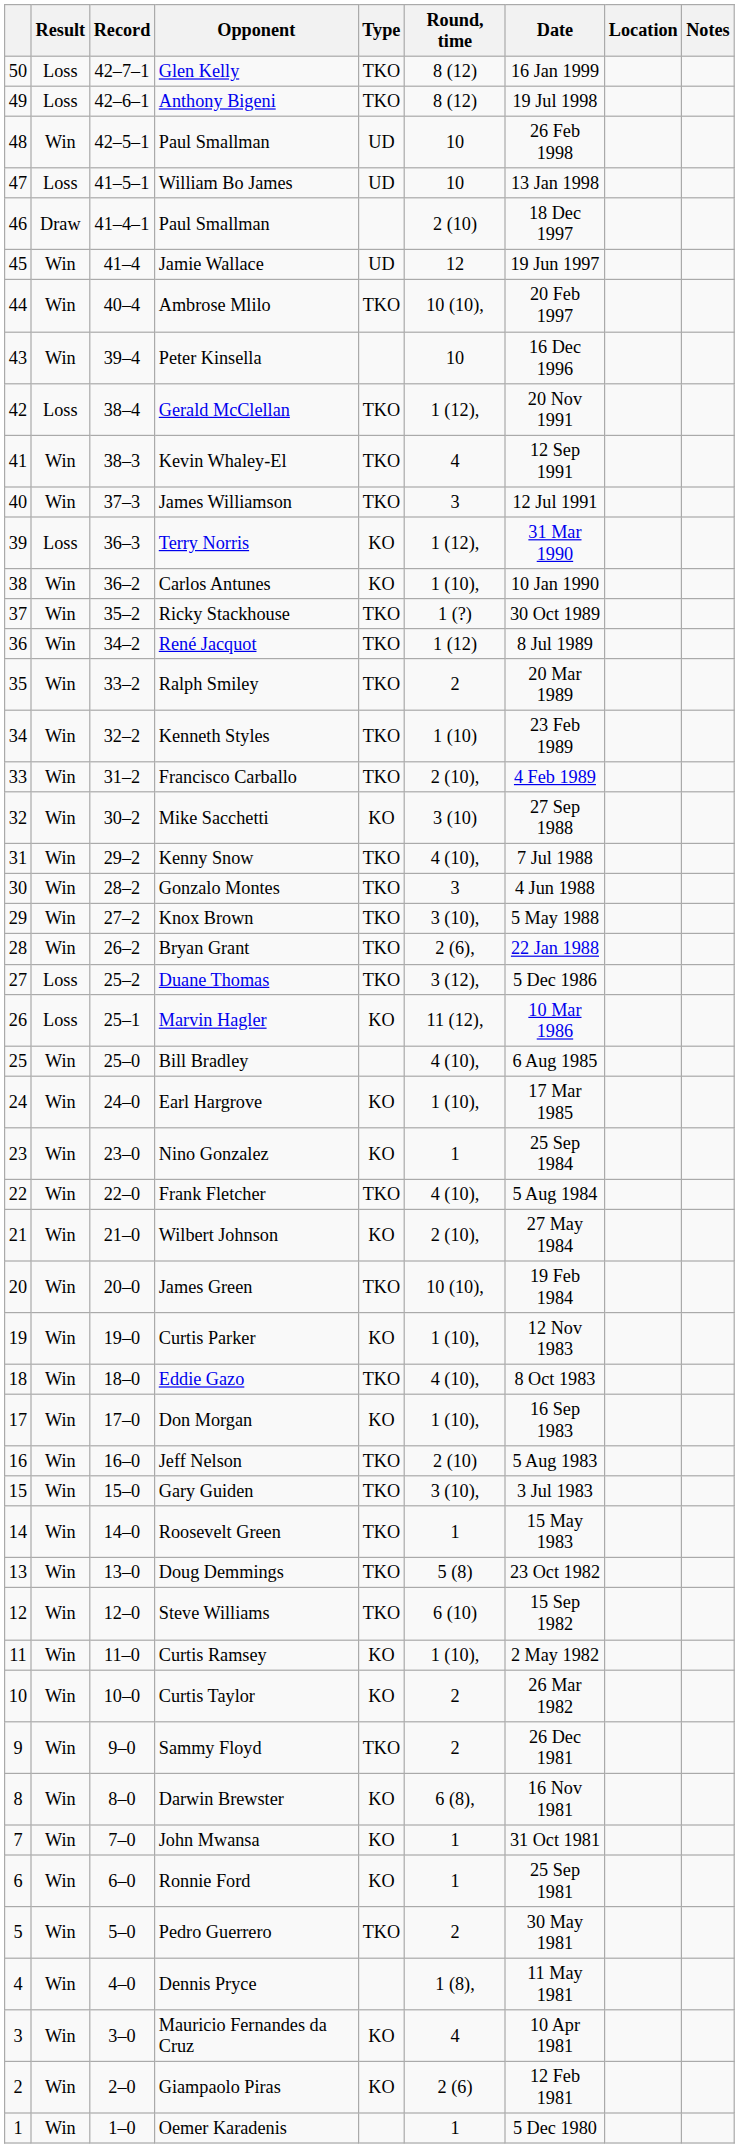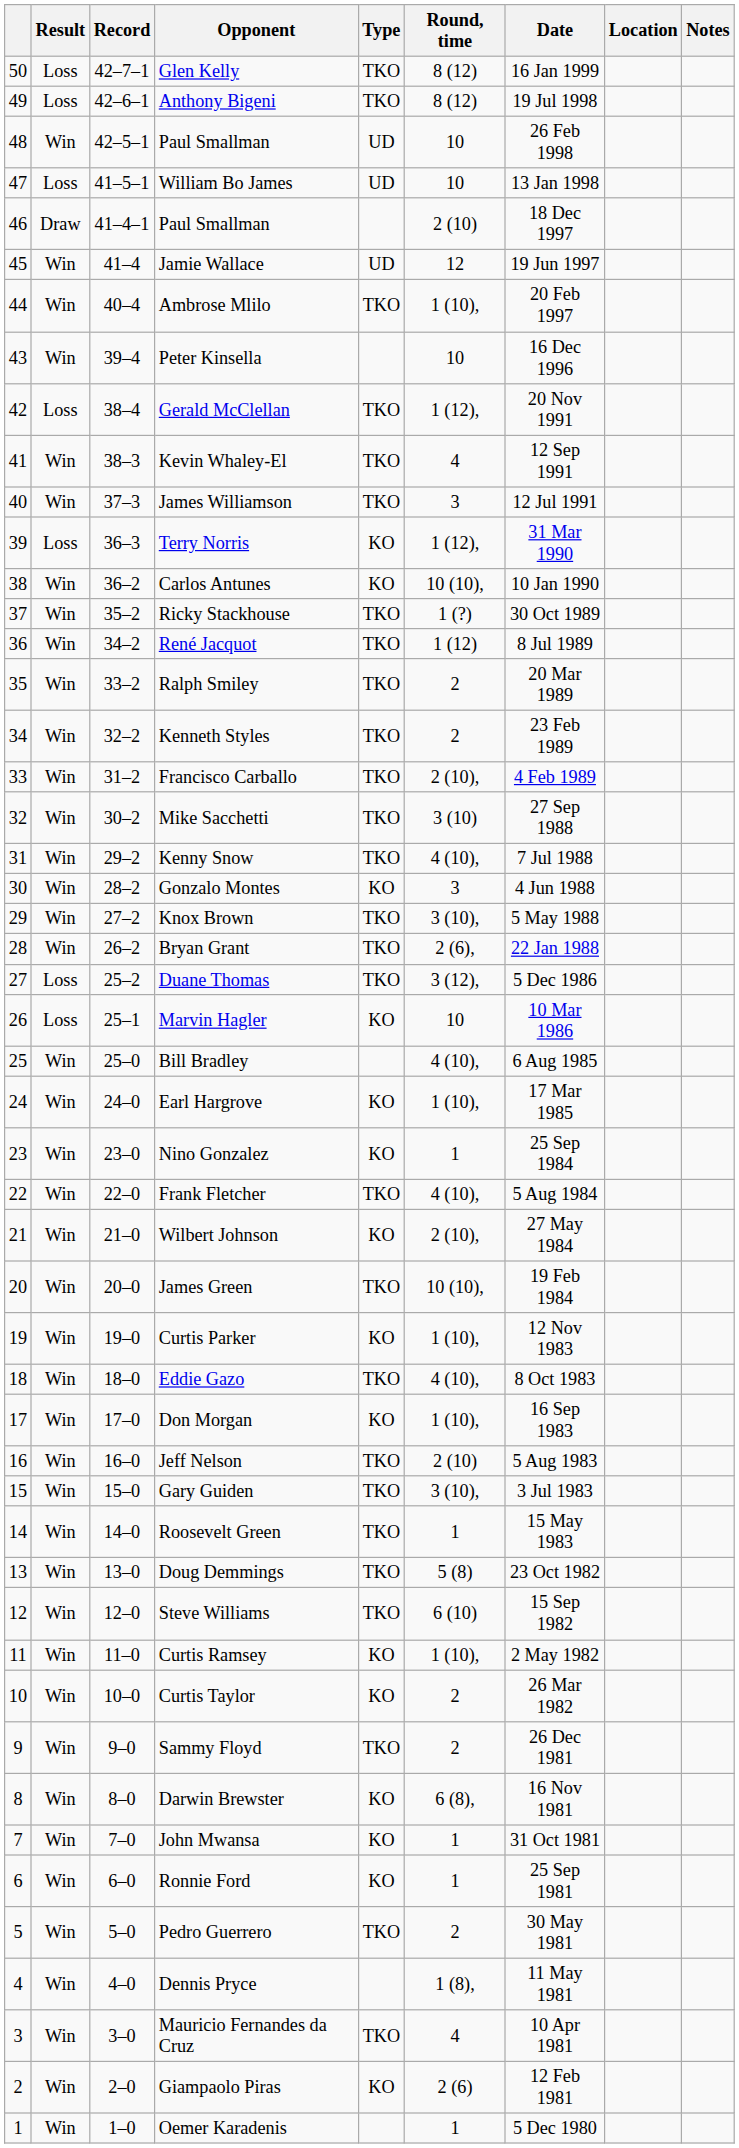(455, 305) 10 (10), -> (455, 305) 1 (10),
(455, 583) 1 (10), -> (455, 583) 10 (10),
(455, 736) 1 (10) -> (455, 736) 2
(381, 817) KO -> (381, 817) TKO
(381, 888) TKO -> (381, 888) KO
(455, 1020) 11 (12), -> (455, 1020) 10
(381, 2035) KO -> (381, 2035) TKO
